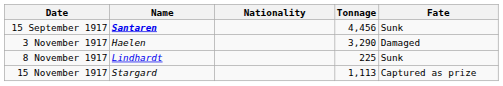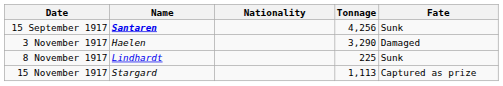(362, 27) 4,456 -> (362, 27) 4,256
